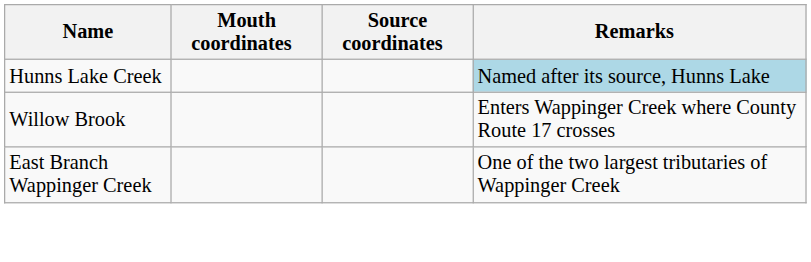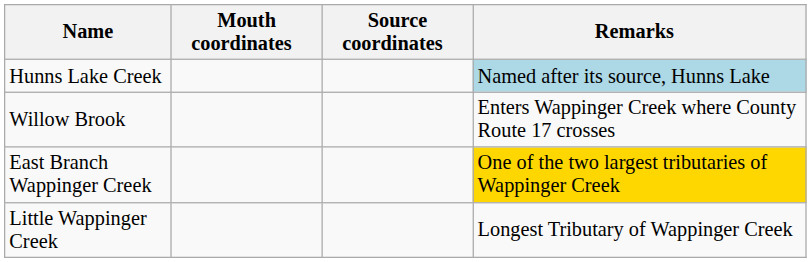(622, 174) no background -> (622, 174) gold background
+ row: (78, 229)
